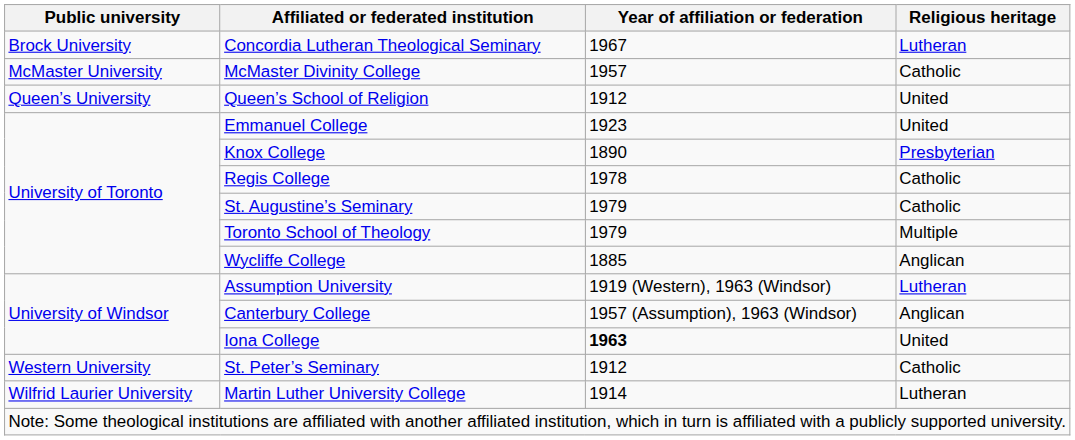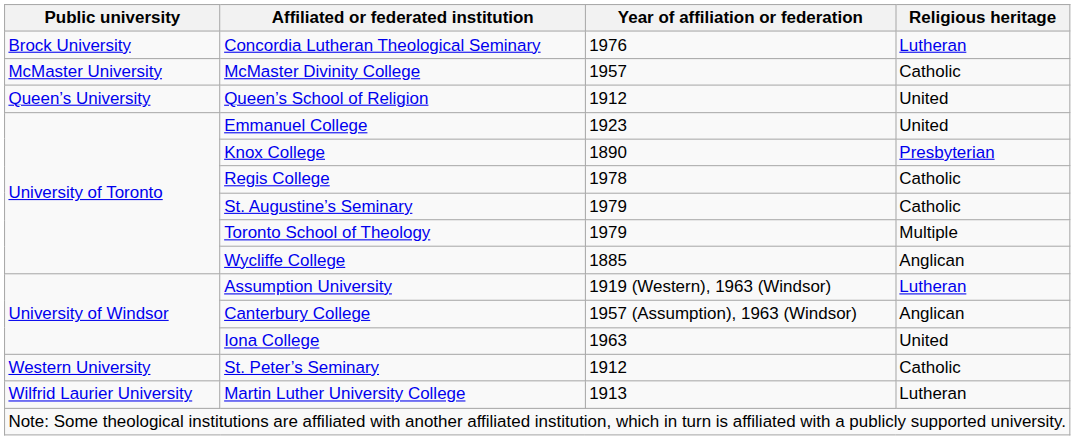(608, 44) 1967 -> (608, 44) 1976
(608, 340) bold -> (608, 340) normal
(608, 394) 1914 -> (608, 394) 1913
